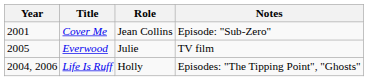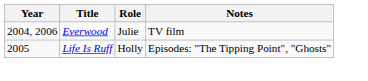- row: (85, 31)
(18, 48) 2005 -> (32, 31) 2004, 2006
(32, 66) 2004, 2006 -> (18, 48) 2005
